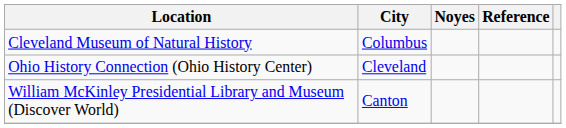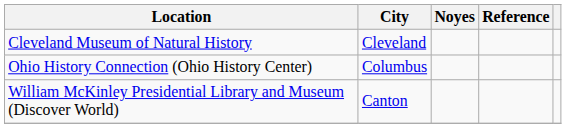(395, 42) Columbus -> (394, 42) Cleveland
(394, 67) Cleveland -> (395, 67) Columbus
